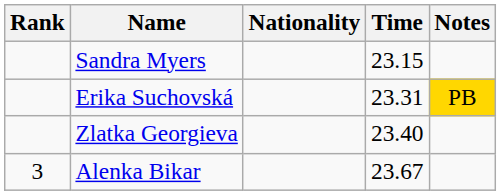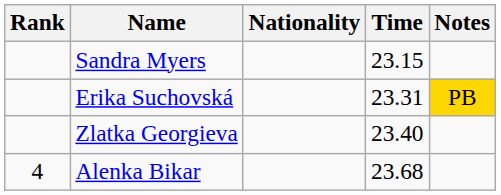(37, 171) 3 -> (37, 171) 4
(397, 171) 23.67 -> (397, 171) 23.68
